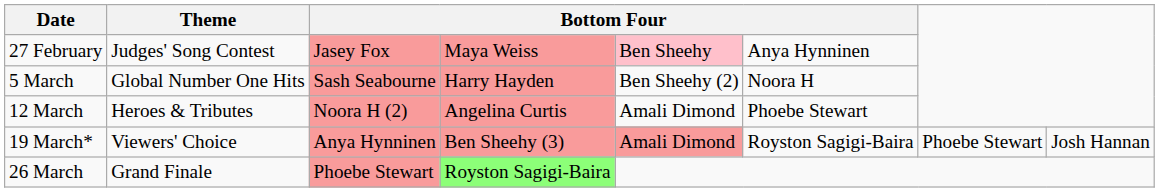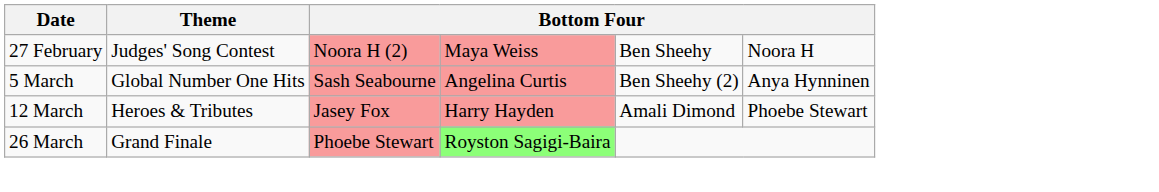(352, 50) Jasey Fox -> (361, 50) Noora H (2)
(665, 50) pink background -> (665, 50) no background
(809, 50) Anya Hynninen -> (781, 50) Noora H
(499, 80) Harry Hayden -> (506, 80) Angelina Curtis
(781, 80) Noora H -> (809, 80) Anya Hynninen
(361, 111) Noora H (2) -> (352, 111) Jasey Fox
(506, 111) Angelina Curtis -> (499, 111) Harry Hayden
- row: (51, 141)
